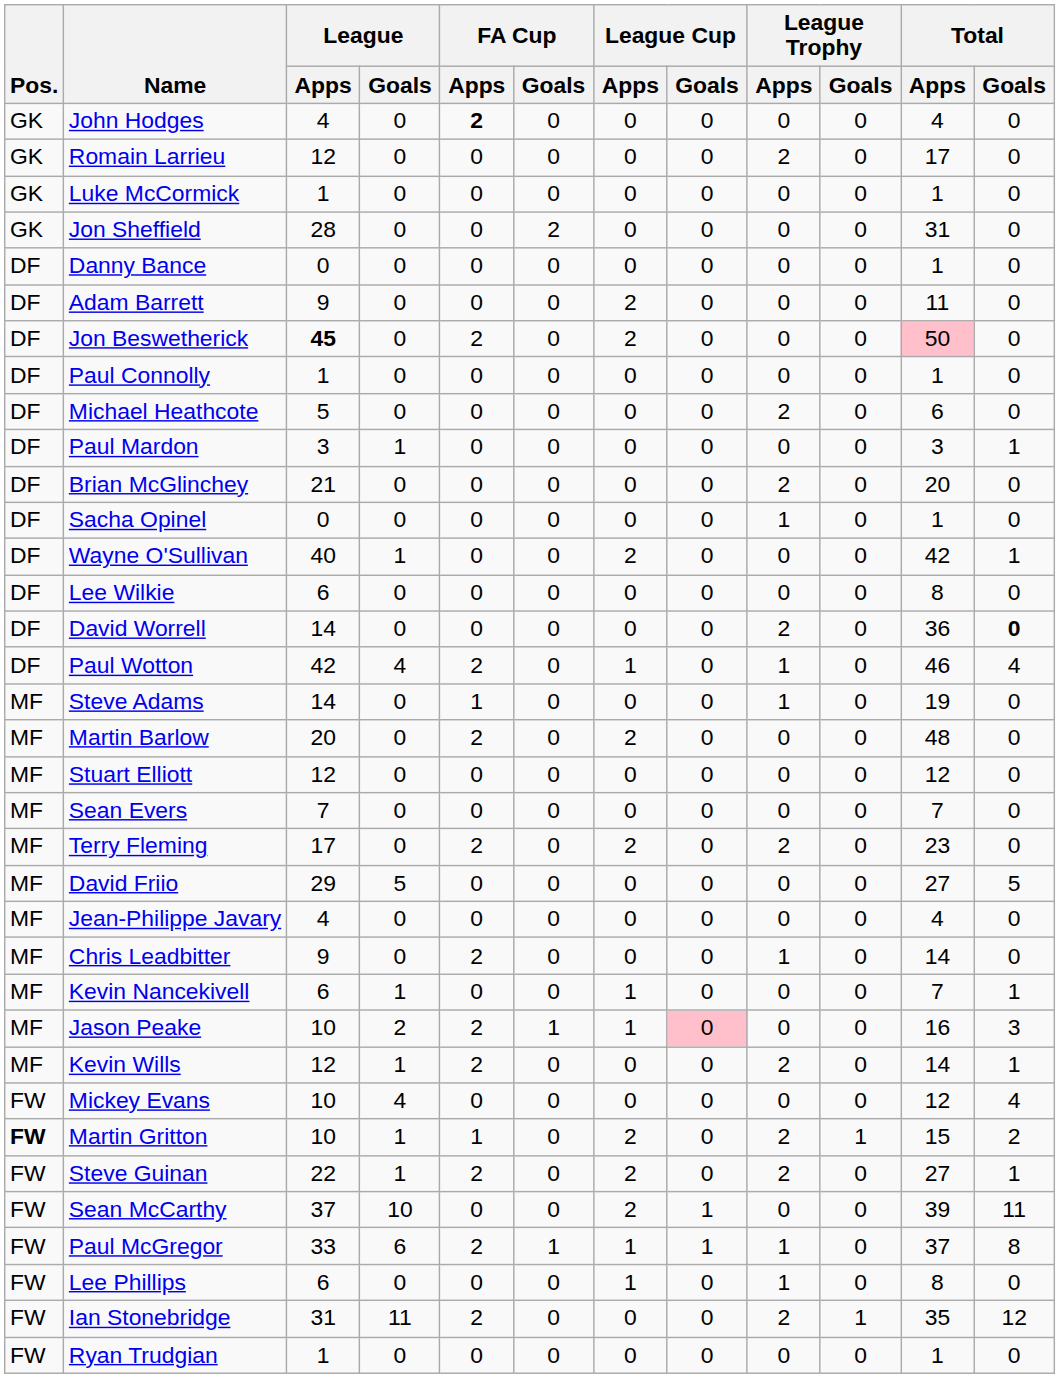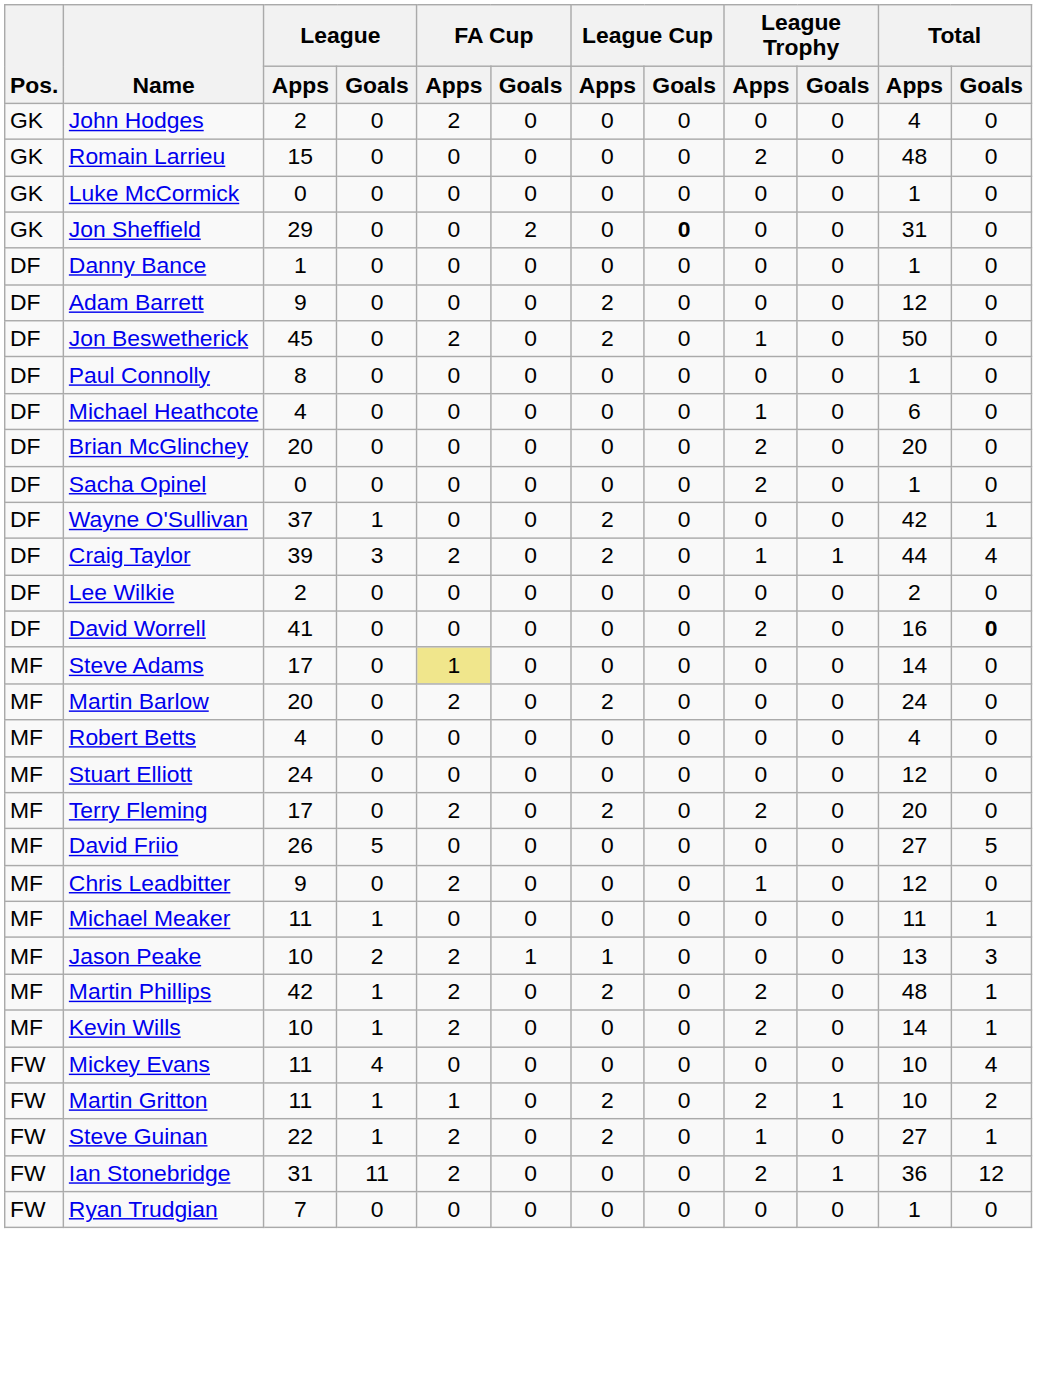(323, 120) 4 -> (300, 120) 2
(477, 120) bold -> (454, 120) normal
(323, 157) 12 -> (300, 157) 15
(937, 157) 17 -> (914, 157) 48
(323, 193) 1 -> (300, 193) 0
(323, 229) 28 -> (300, 229) 29
(707, 229) normal -> (684, 229) bold
(323, 266) 0 -> (300, 266) 1
(937, 302) 11 -> (914, 302) 12
(323, 338) bold -> (300, 338) normal
(784, 338) 0 -> (761, 338) 1
(937, 338) pink background -> (914, 338) no background
(323, 374) 1 -> (300, 374) 8
(323, 411) 5 -> (300, 411) 4
(784, 411) 2 -> (761, 411) 1
- row: (134, 447)
(323, 483) 21 -> (300, 447) 20
(784, 520) 1 -> (761, 483) 2
(323, 556) 40 -> (300, 520) 37
+ row: (130, 556)
(323, 592) 6 -> (300, 592) 2
(937, 592) 8 -> (914, 592) 2
(323, 628) 14 -> (300, 628) 41
(937, 628) 36 -> (914, 628) 16
- row: (131, 665)
(323, 701) 14 -> (300, 665) 17
(477, 701) no background -> (454, 665) khaki background
(784, 701) 1 -> (761, 665) 0
(937, 701) 19 -> (914, 665) 14
(937, 737) 48 -> (914, 701) 24
+ row: (132, 737)
(323, 774) 12 -> (300, 774) 24
- row: (128, 810)
(937, 846) 23 -> (914, 810) 20
(323, 882) 29 -> (300, 846) 26
- row: (175, 919)
(937, 955) 14 -> (914, 882) 12
+ row: (150, 919)
- row: (159, 991)
(707, 1028) pink background -> (684, 955) no background
(937, 1028) 16 -> (914, 955) 13
+ row: (140, 991)
(323, 1064) 12 -> (300, 1028) 10
(323, 1100) 10 -> (300, 1064) 11
(937, 1100) 12 -> (914, 1064) 10
(28, 1136) bold -> (28, 1100) normal
(323, 1136) 10 -> (300, 1100) 11
(937, 1136) 15 -> (914, 1100) 10
(784, 1173) 2 -> (761, 1136) 1
- row: (148, 1209)
- row: (146, 1245)
- row: (127, 1282)
(937, 1318) 35 -> (914, 1173) 36
(323, 1354) 1 -> (300, 1209) 7
